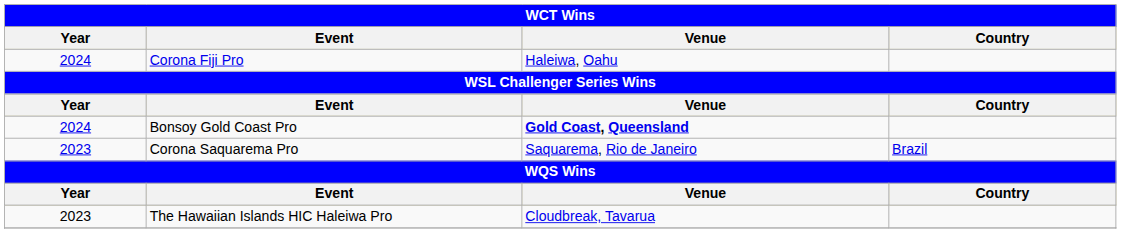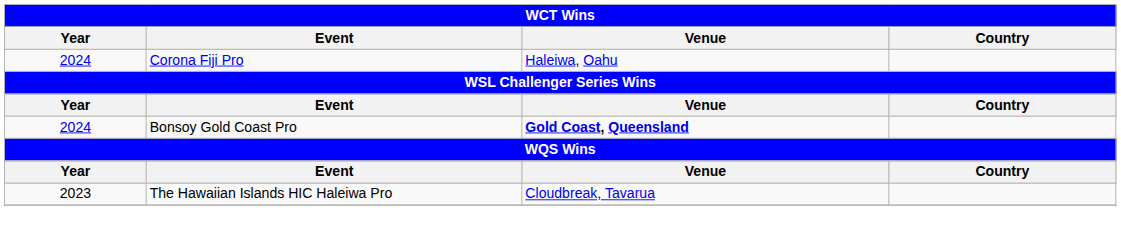- row: (224, 149)
